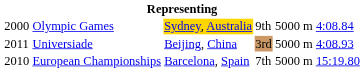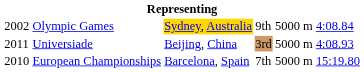(17, 26) 2000 -> (17, 26) 2002
